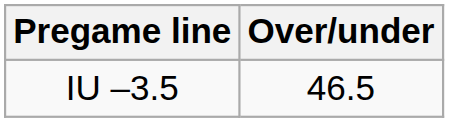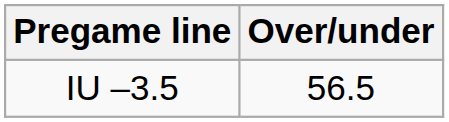(341, 87) 46.5 -> (341, 87) 56.5
